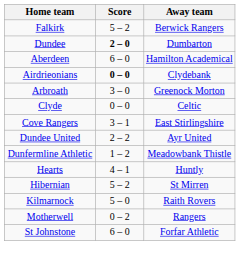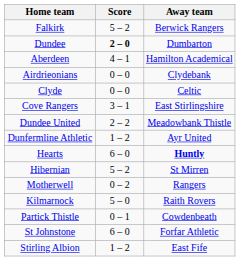(120, 59) 6 – 0 -> (120, 59) 4 – 1
(120, 75) bold -> (120, 75) normal
- row: (50, 91)
(189, 138) Ayr United -> (189, 122) Meadowbank Thistle
(189, 153) Meadowbank Thistle -> (189, 138) Ayr United
(120, 169) 4 – 1 -> (120, 153) 6 – 0
(189, 169) normal -> (189, 153) bold
rows swapped: (50, 201) <-> (50, 216)
+ row: (50, 216)
+ row: (50, 248)
